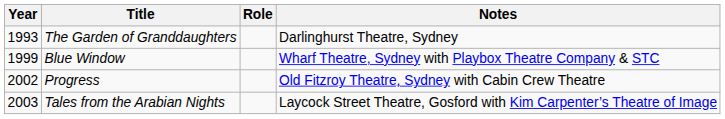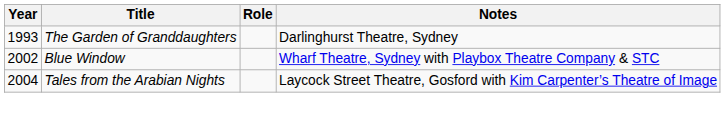(23, 59) 1999 -> (23, 59) 2002
- row: (72, 80)
(23, 102) 2003 -> (23, 80) 2004
